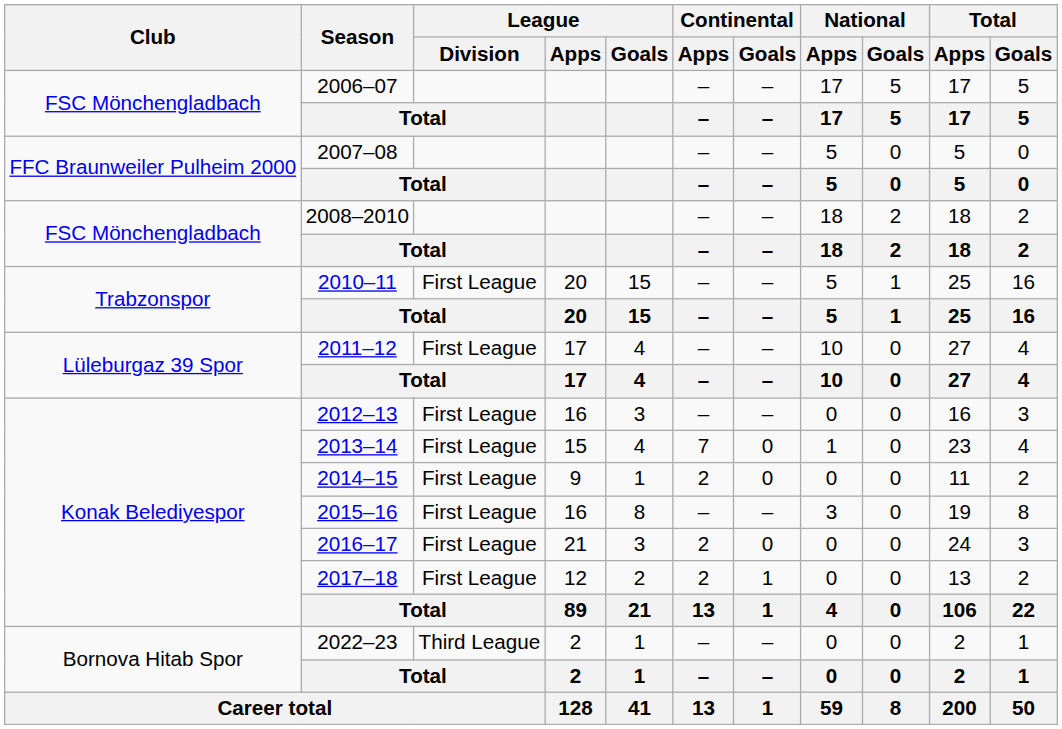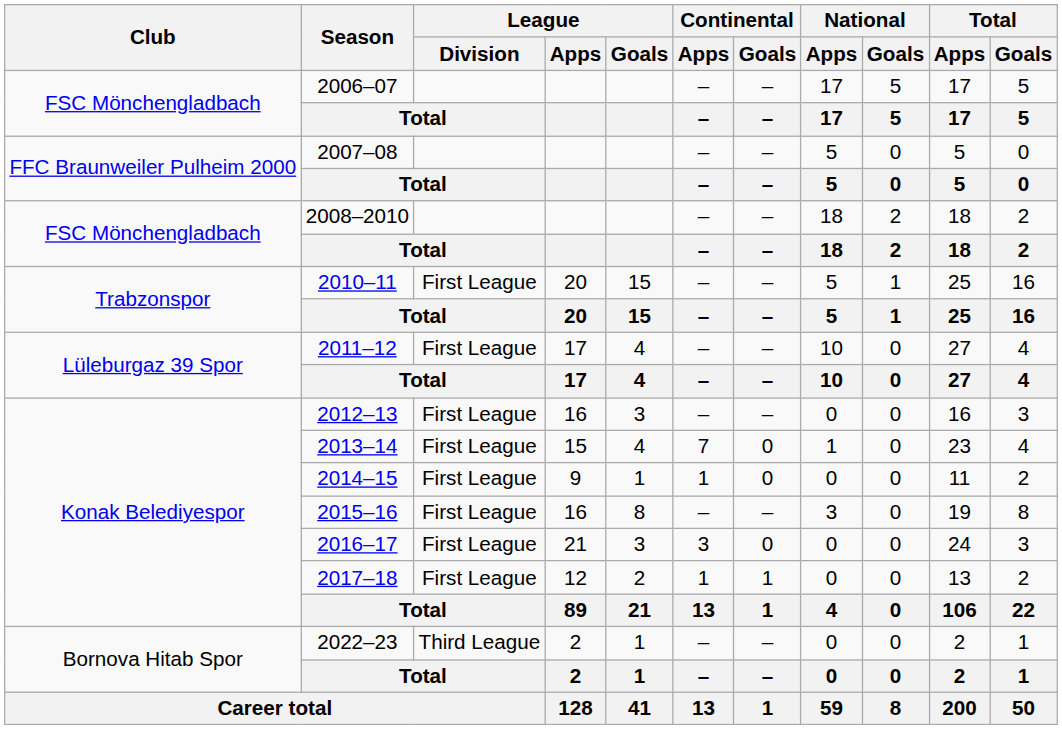(704, 479) 2 -> (704, 479) 1
(704, 544) 2 -> (704, 544) 3
(704, 577) 2 -> (704, 577) 1
